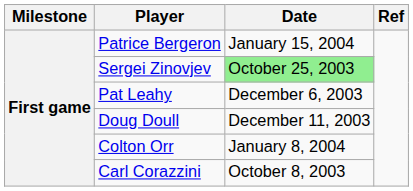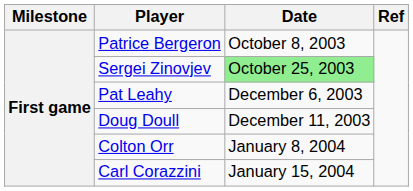(291, 43) January 15, 2004 -> (287, 43) October 8, 2003
(287, 172) October 8, 2003 -> (291, 172) January 15, 2004
